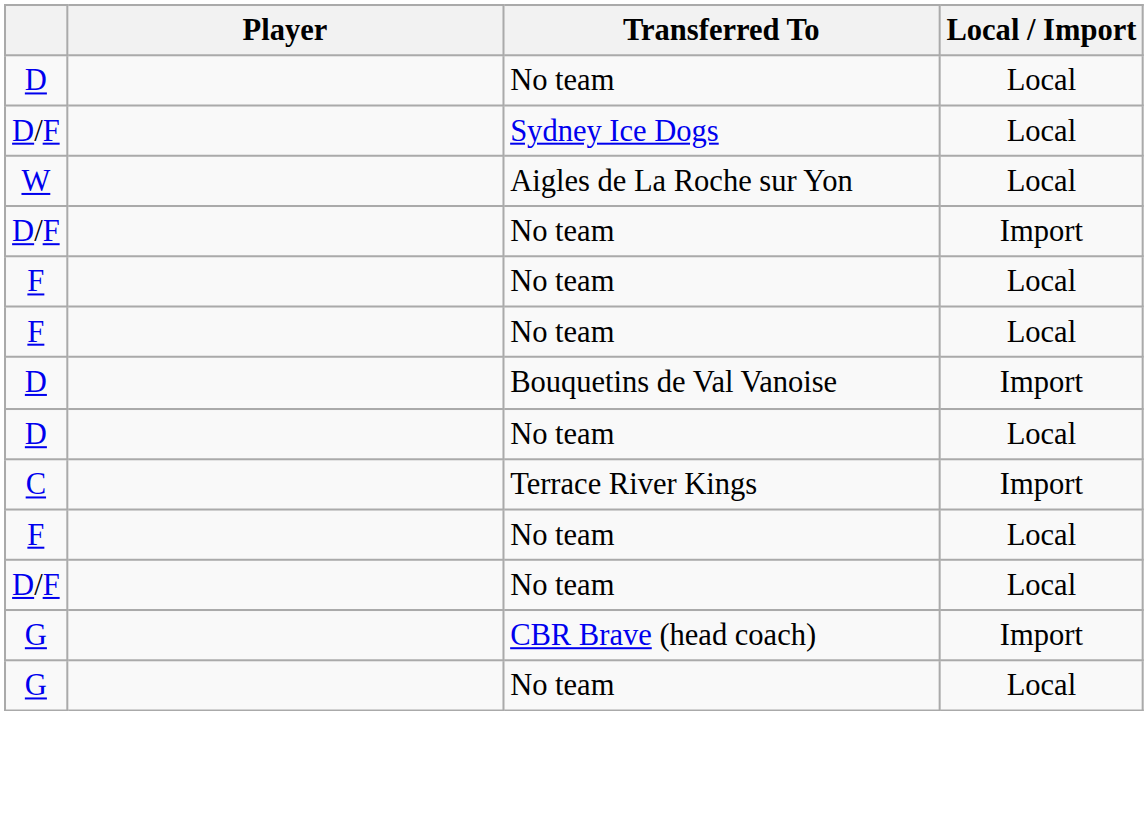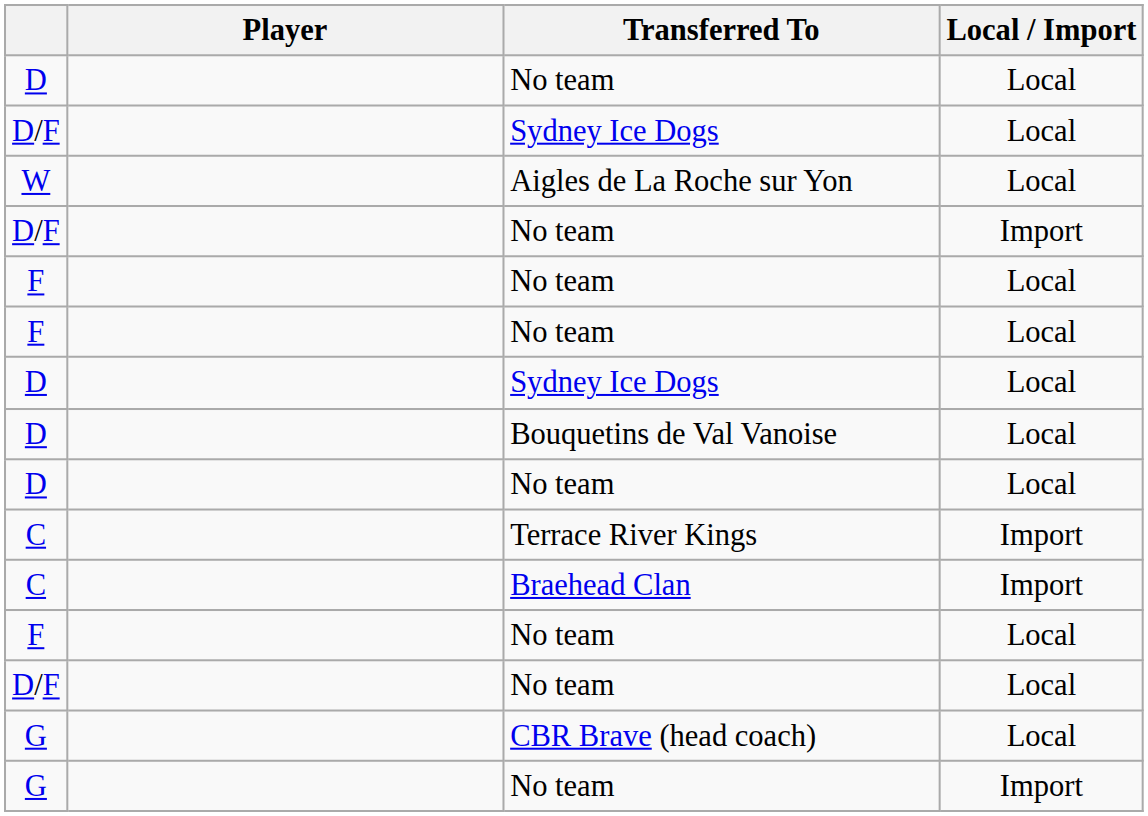+ row: (36, 382)
(1041, 382) Import -> (1041, 432) Local
+ row: (36, 584)
(1041, 634) Import -> (1041, 735) Local
(1041, 684) Local -> (1041, 785) Import
